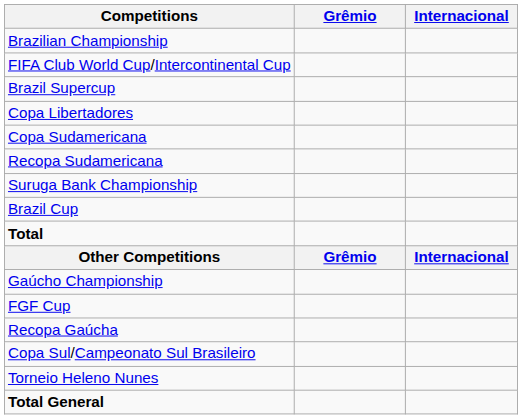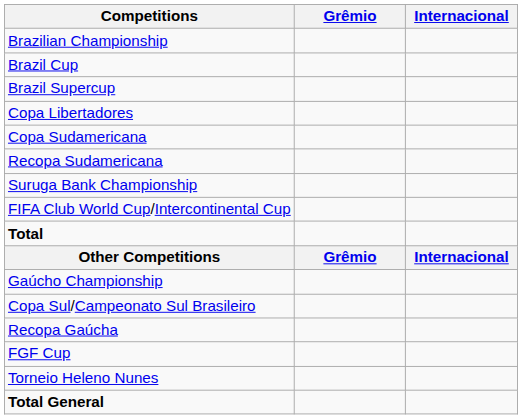rows swapped: (43, 209) <-> (149, 64)
rows swapped: (39, 305) <-> (132, 354)
